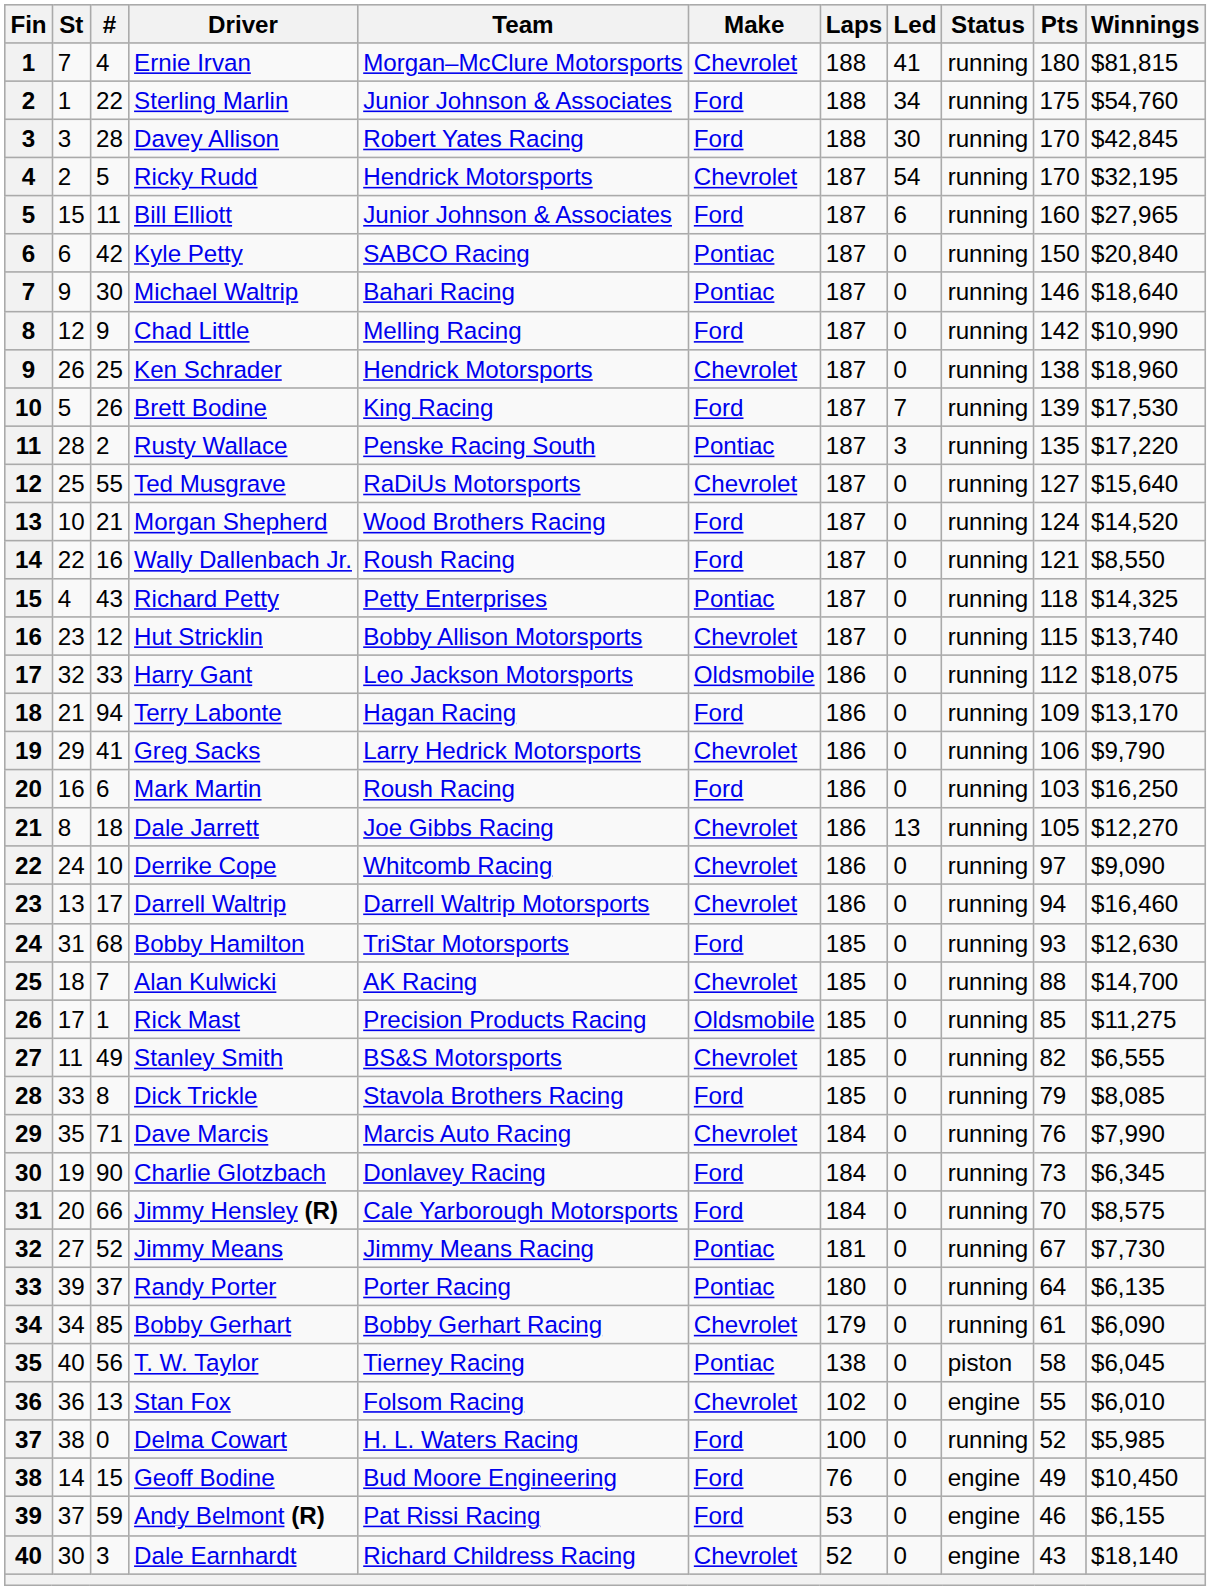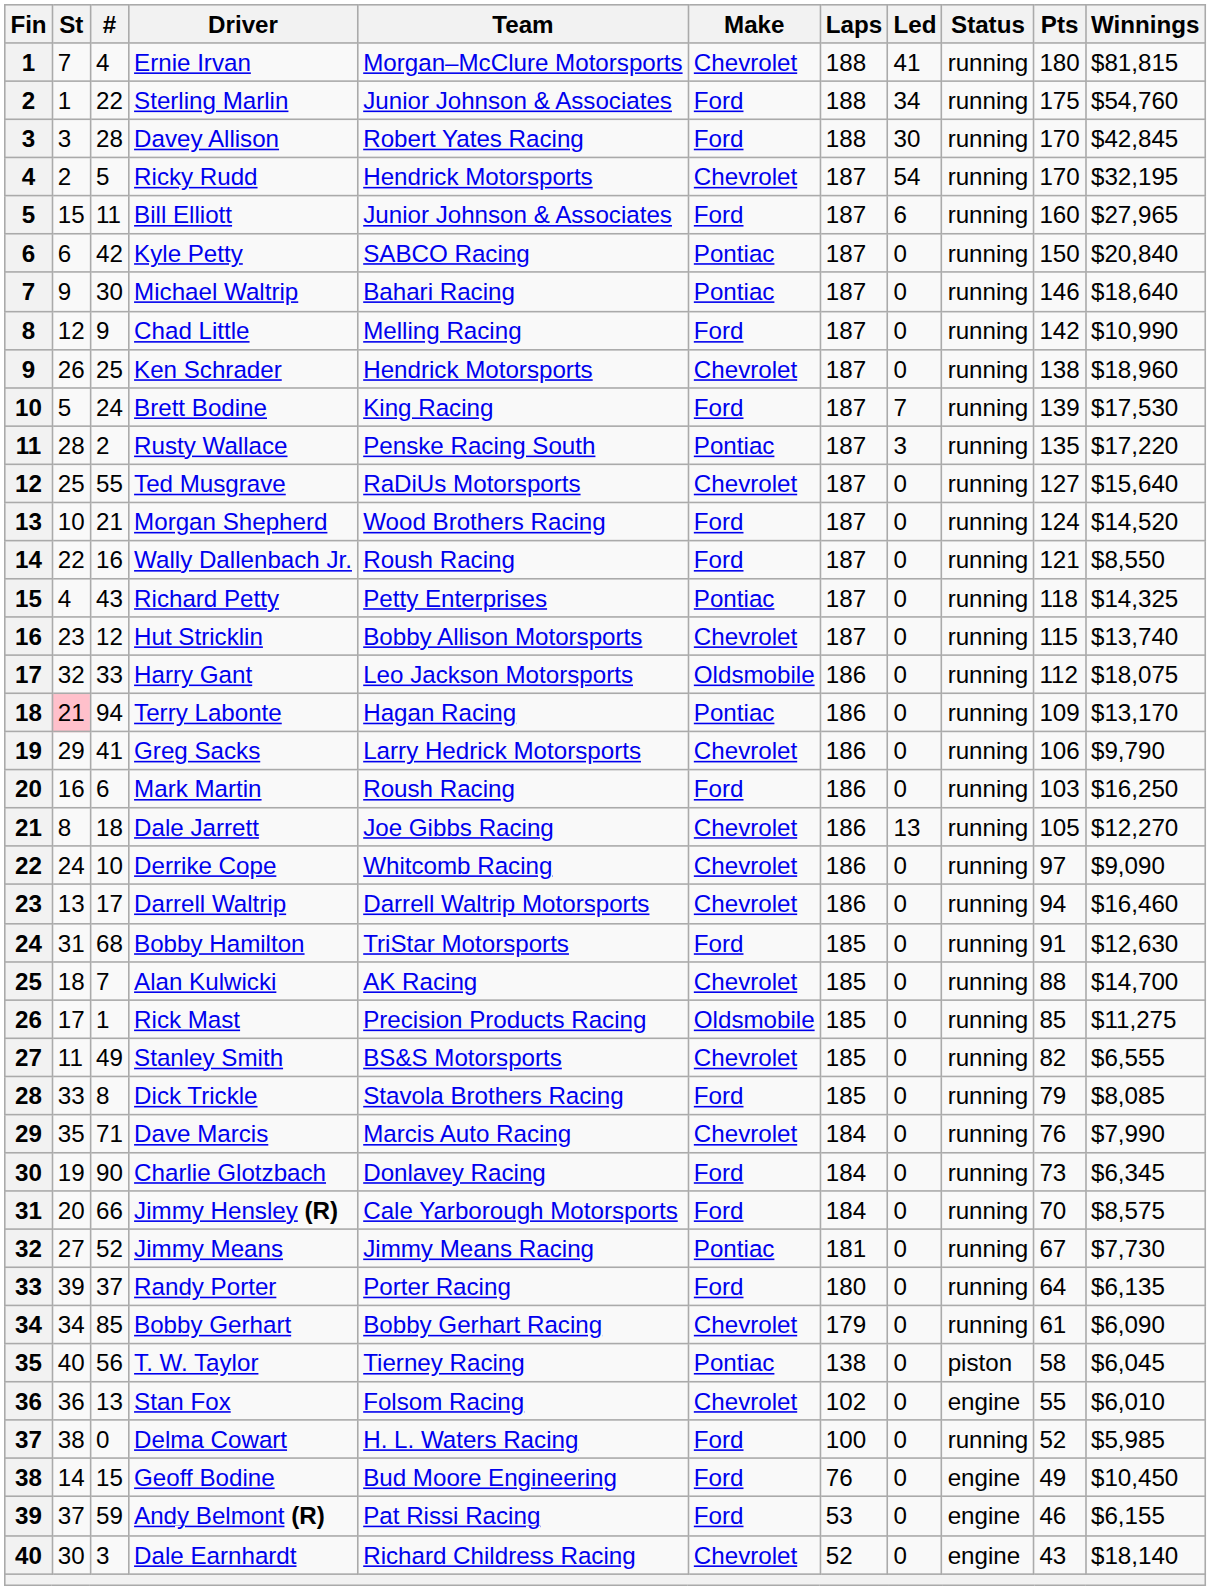(109, 407) 26 -> (109, 407) 24
(71, 713) no background -> (71, 713) pink background
(719, 713) Ford -> (734, 713) Pontiac
(1053, 942) 93 -> (1053, 942) 91
(734, 1287) Pontiac -> (719, 1287) Ford
